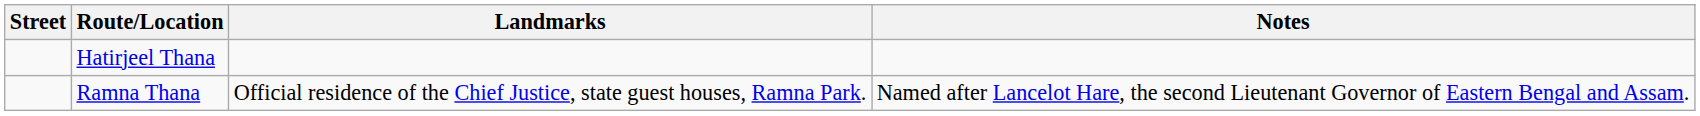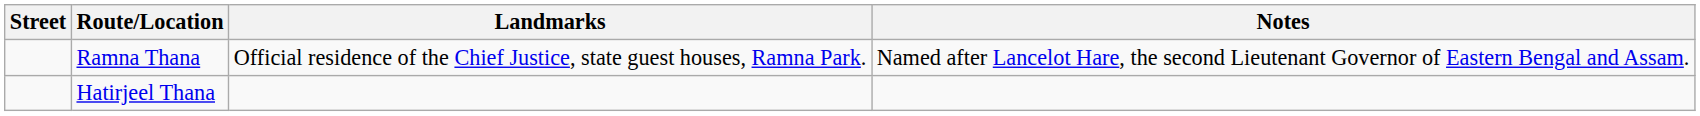rows swapped: (138, 92) <-> (146, 57)
